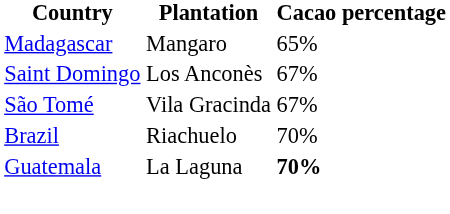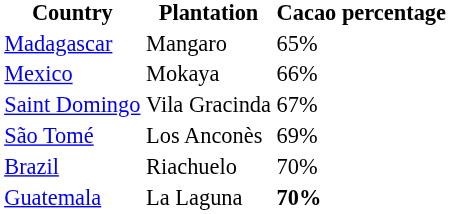+ row: (38, 74)
(204, 74) Los Anconès -> (209, 104) Vila Gracinda
(209, 104) Vila Gracinda -> (204, 135) Los Anconès
(297, 104) 67% -> (297, 135) 69%
